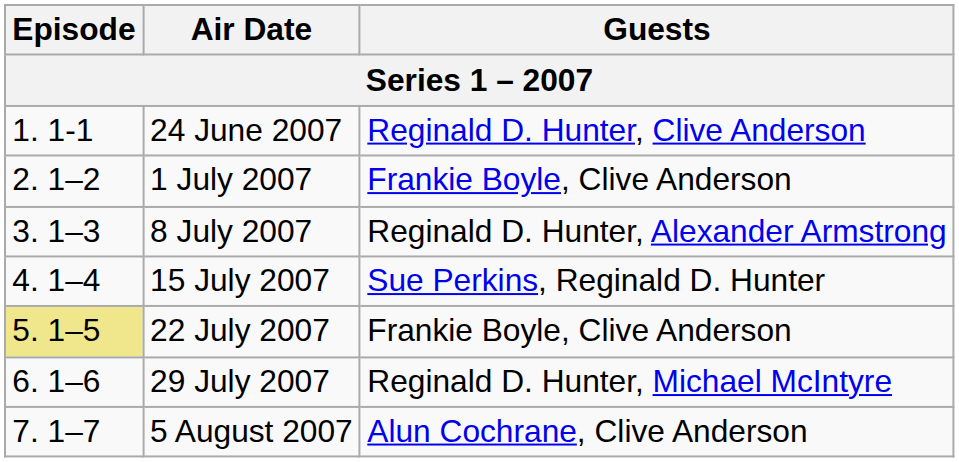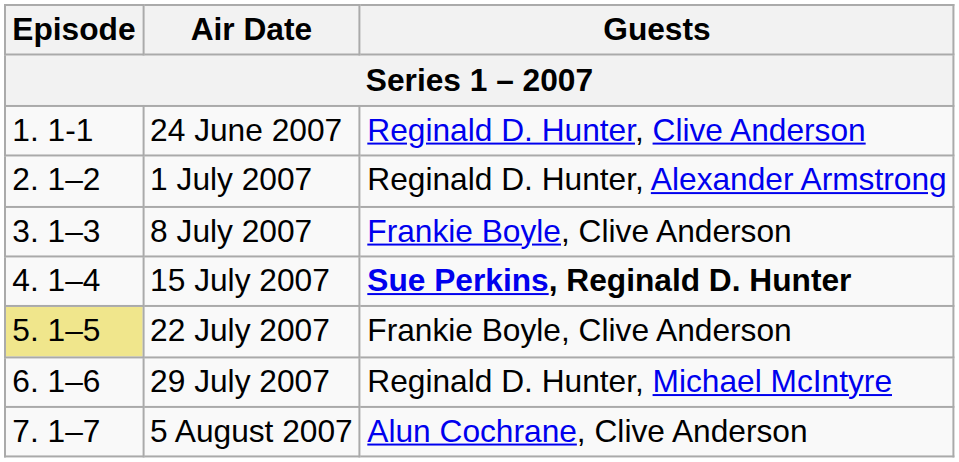(579, 180) Frankie Boyle, Clive Anderson -> (657, 180) Reginald D. Hunter, Alexander Armstrong
(657, 230) Reginald D. Hunter, Alexander Armstrong -> (579, 230) Frankie Boyle, Clive Anderson
(596, 280) normal -> (609, 280) bold
